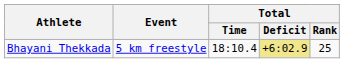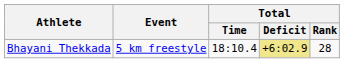(325, 48) 25 -> (325, 48) 28
